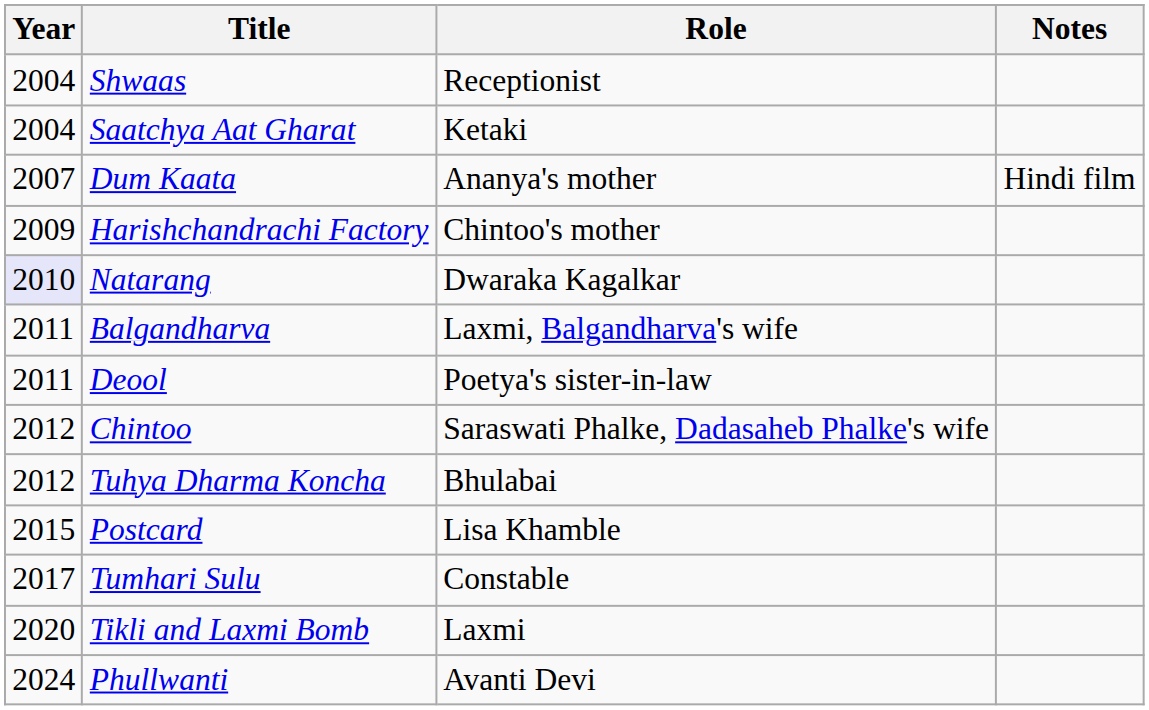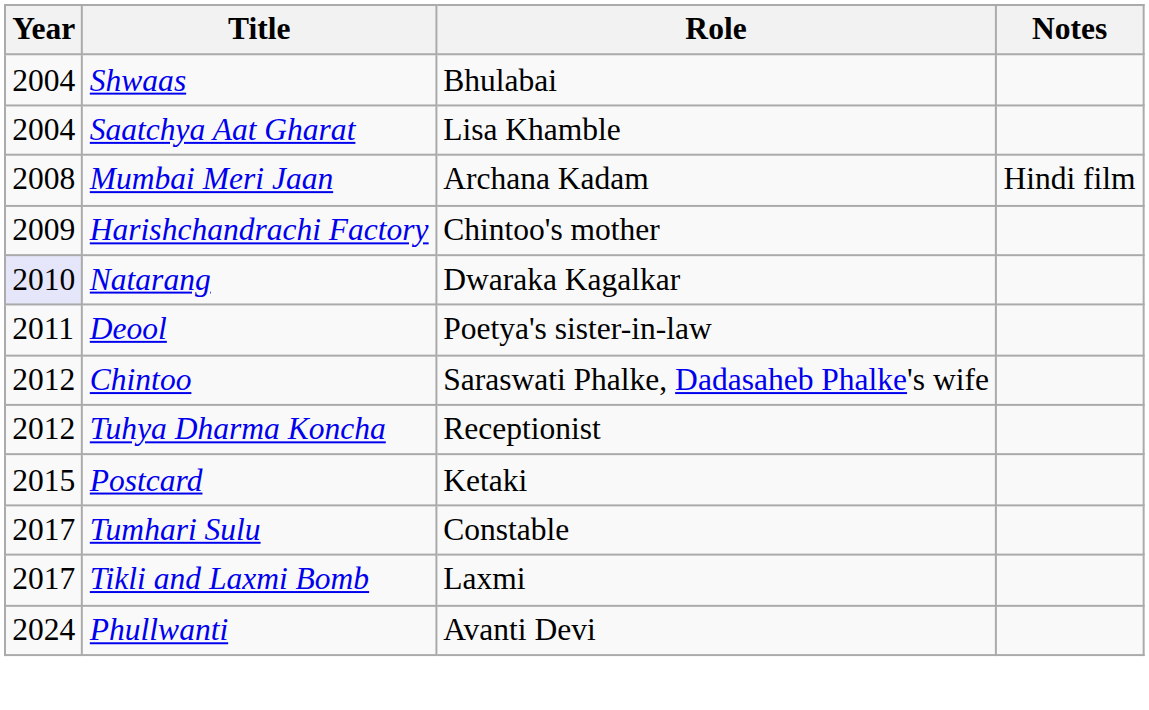(522, 79) Receptionist -> (500, 79) Bhulabai
(485, 129) Ketaki -> (532, 129) Lisa Khamble
- row: (163, 179)
+ row: (211, 179)
- row: (180, 329)
(500, 479) Bhulabai -> (522, 429) Receptionist
(532, 529) Lisa Khamble -> (485, 479) Ketaki
(44, 629) 2020 -> (44, 579) 2017
